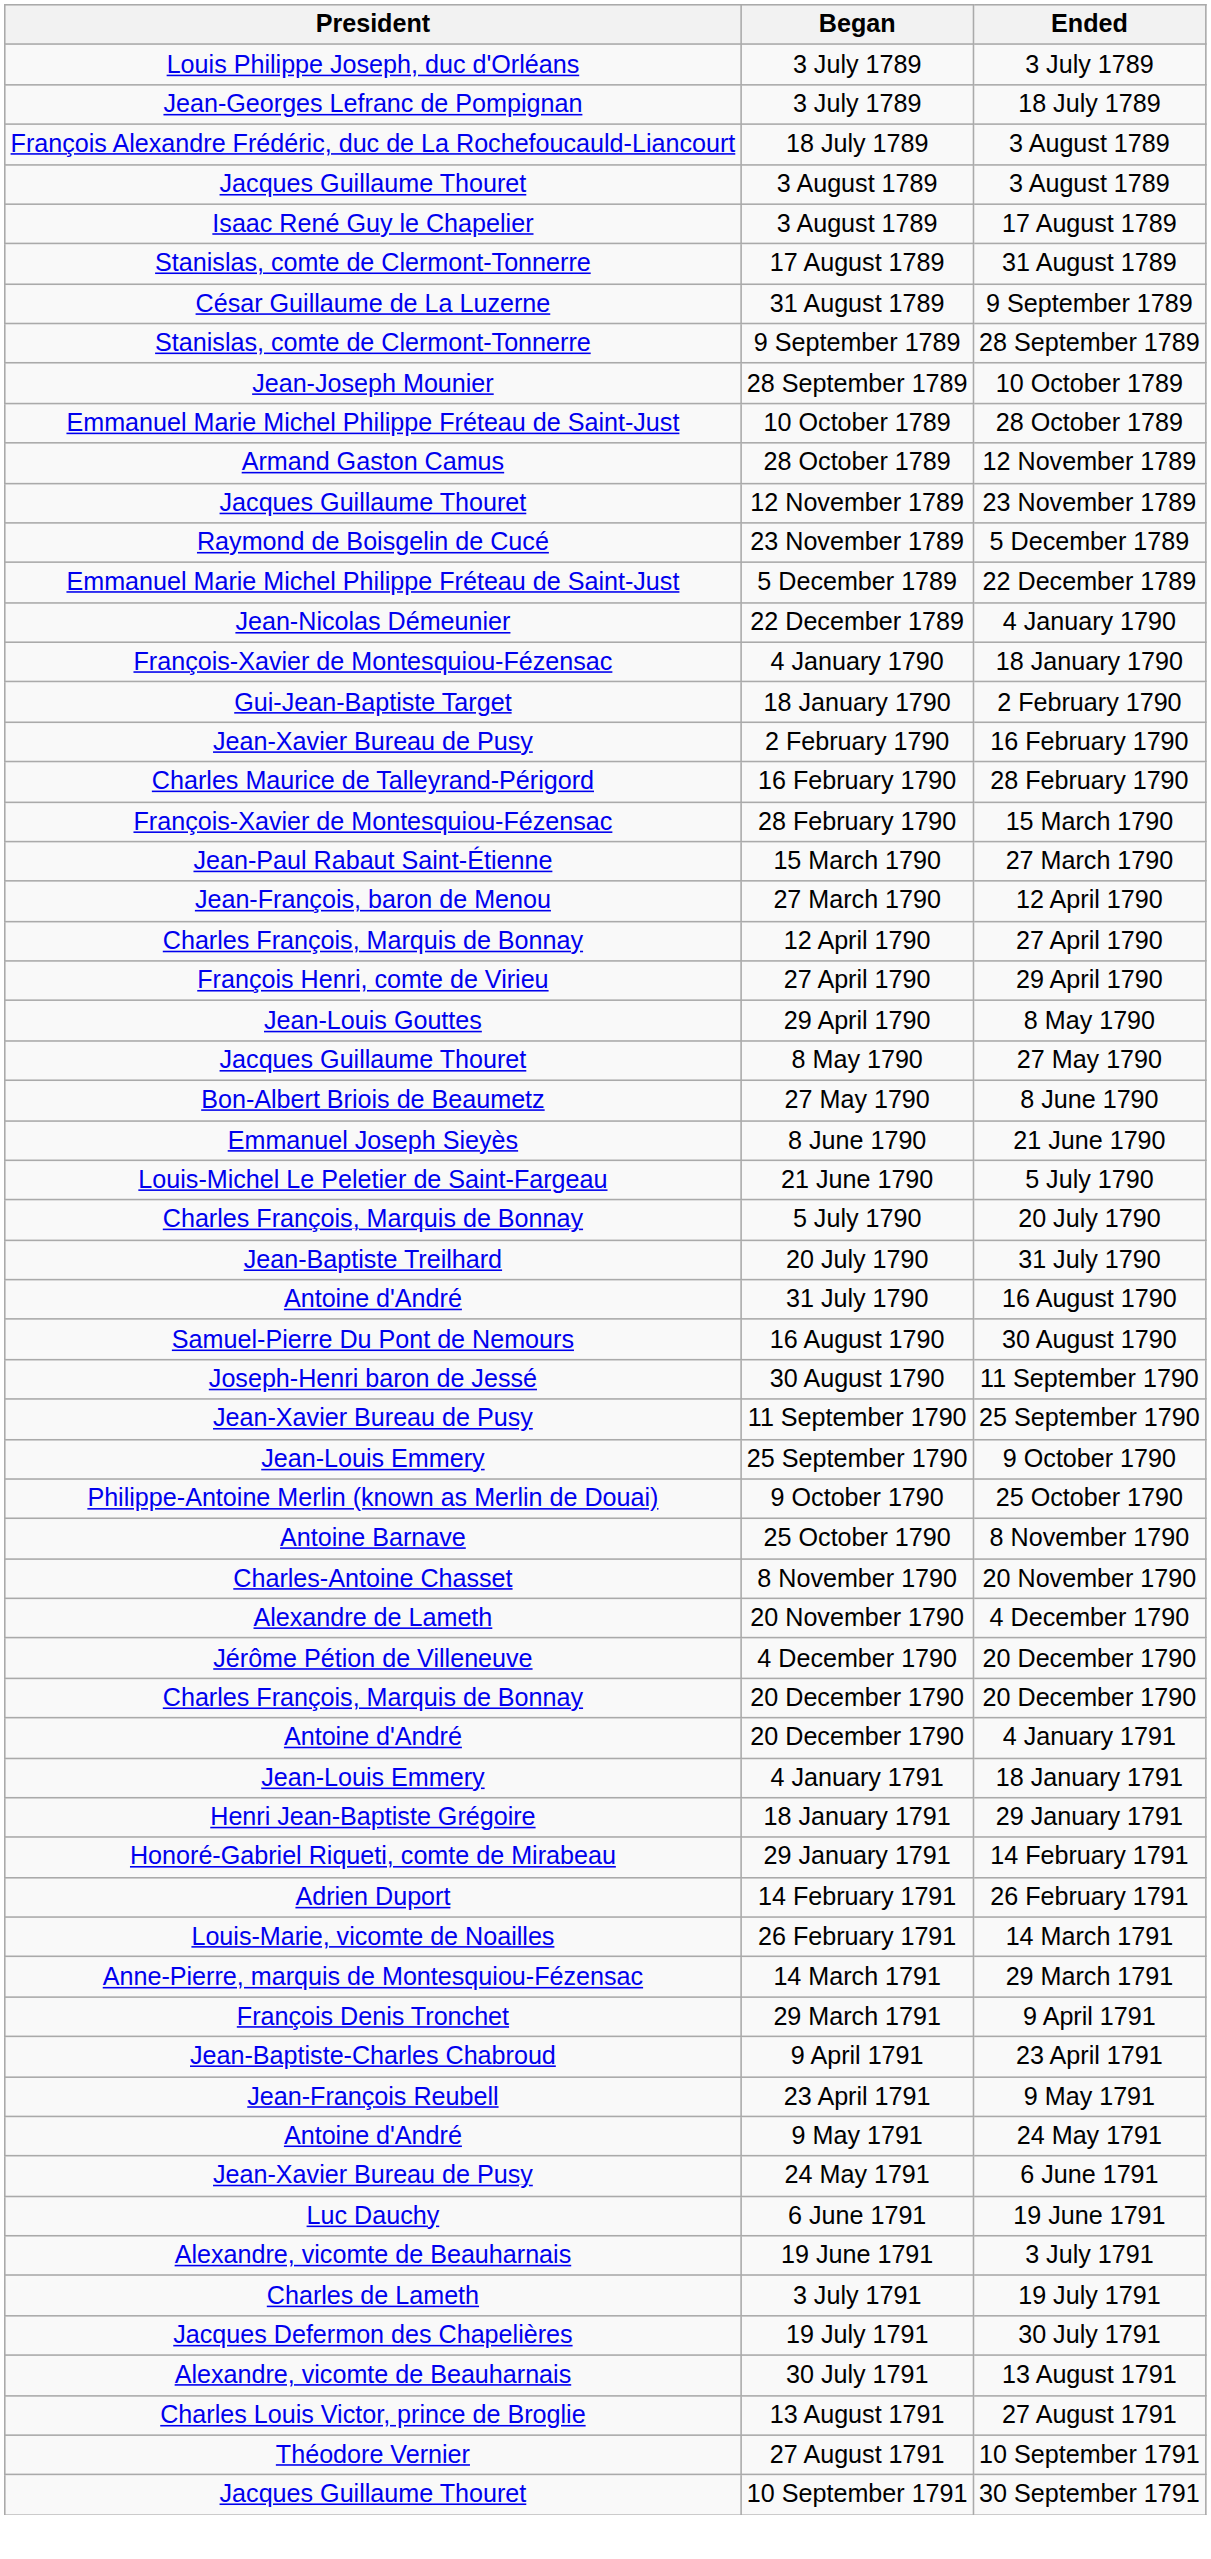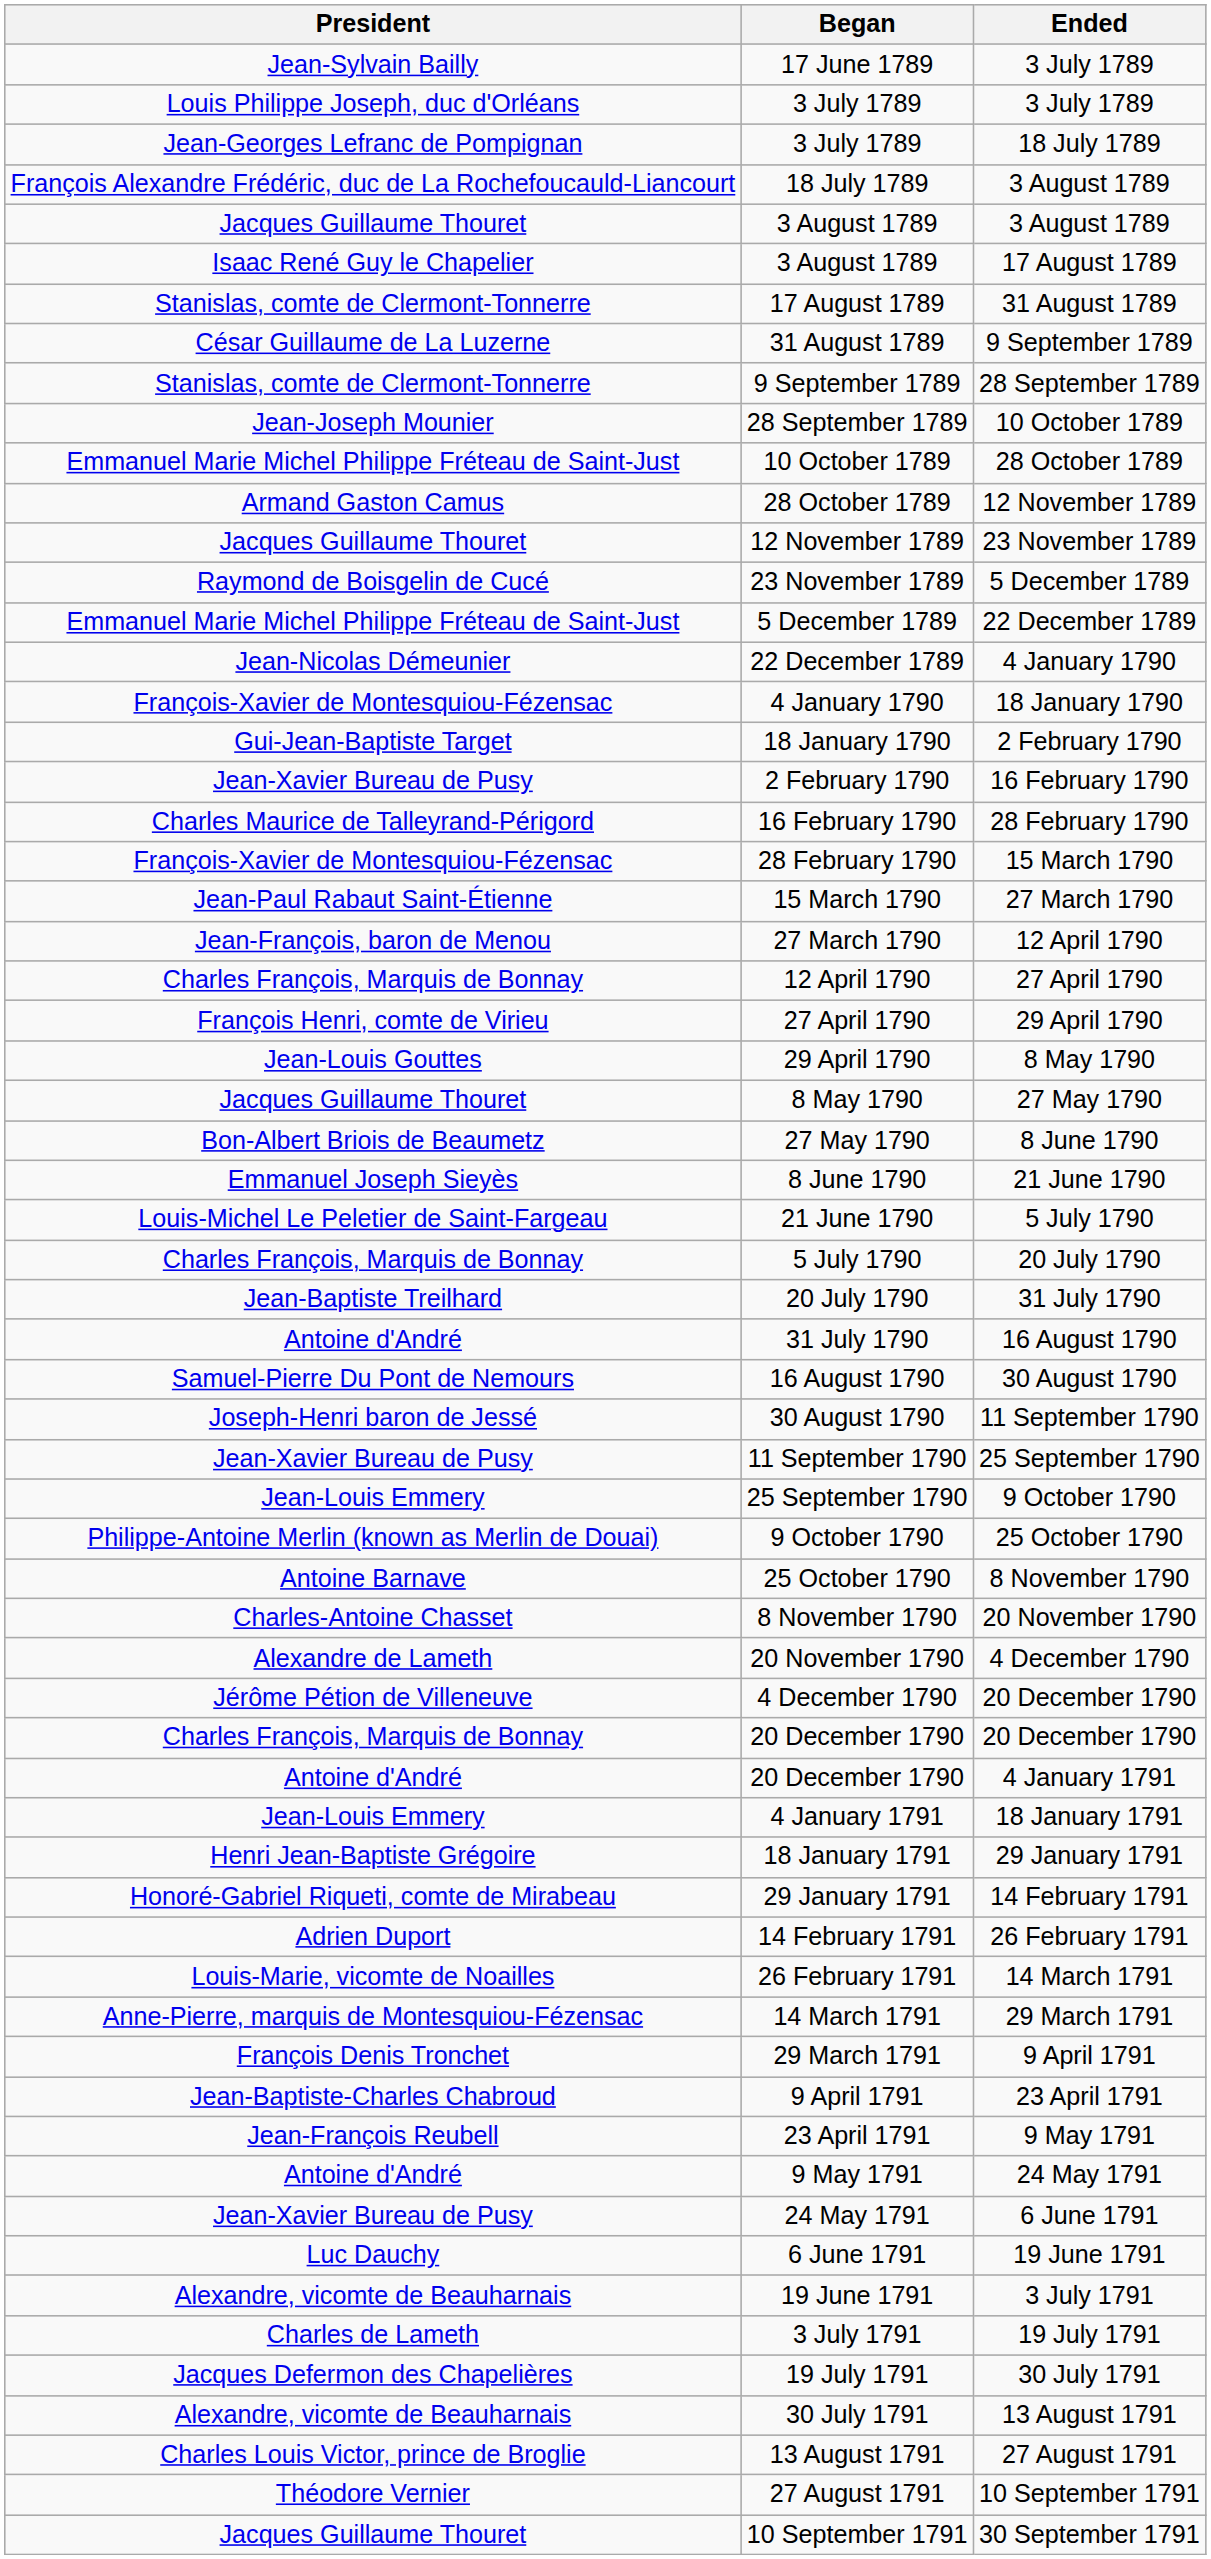+ row: (857, 64)
